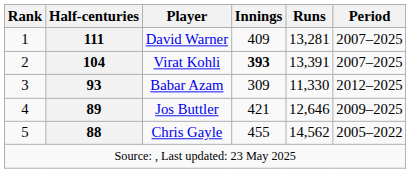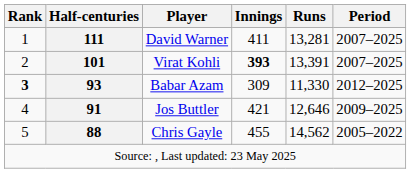(259, 39) 409 -> (259, 39) 411
(94, 62) 104 -> (94, 62) 101
(25, 86) normal -> (25, 86) bold
(94, 109) 89 -> (94, 109) 91
